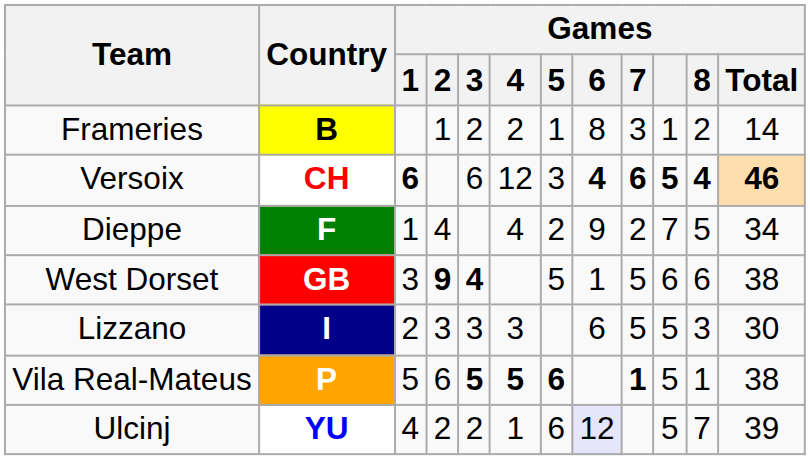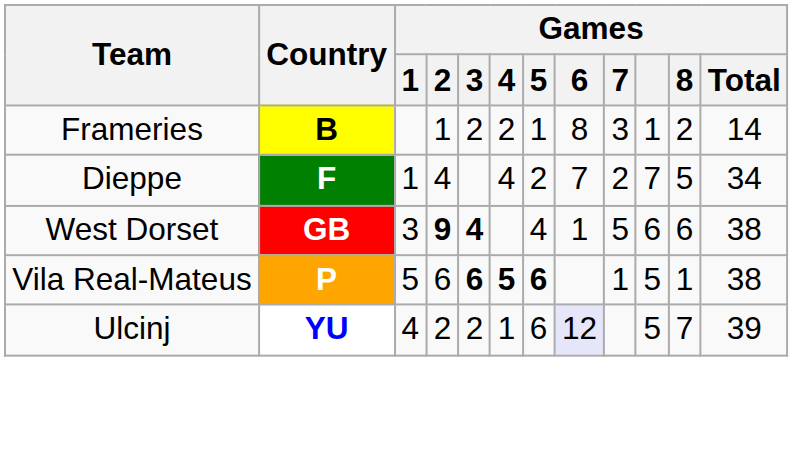- row: (132, 179)
(597, 229) 9 -> (579, 179) 7
(556, 279) 5 -> (539, 229) 4
- row: (132, 329)
(474, 379) 5 -> (474, 279) 6
(638, 379) bold -> (620, 279) normal
